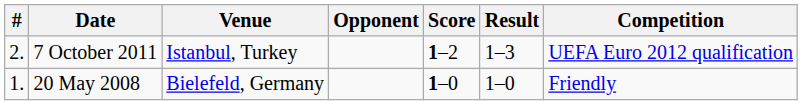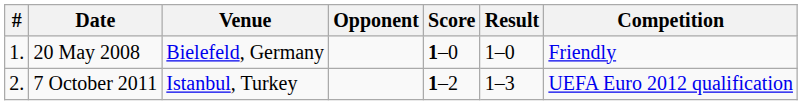rows swapped: (87, 83) <-> (95, 52)
